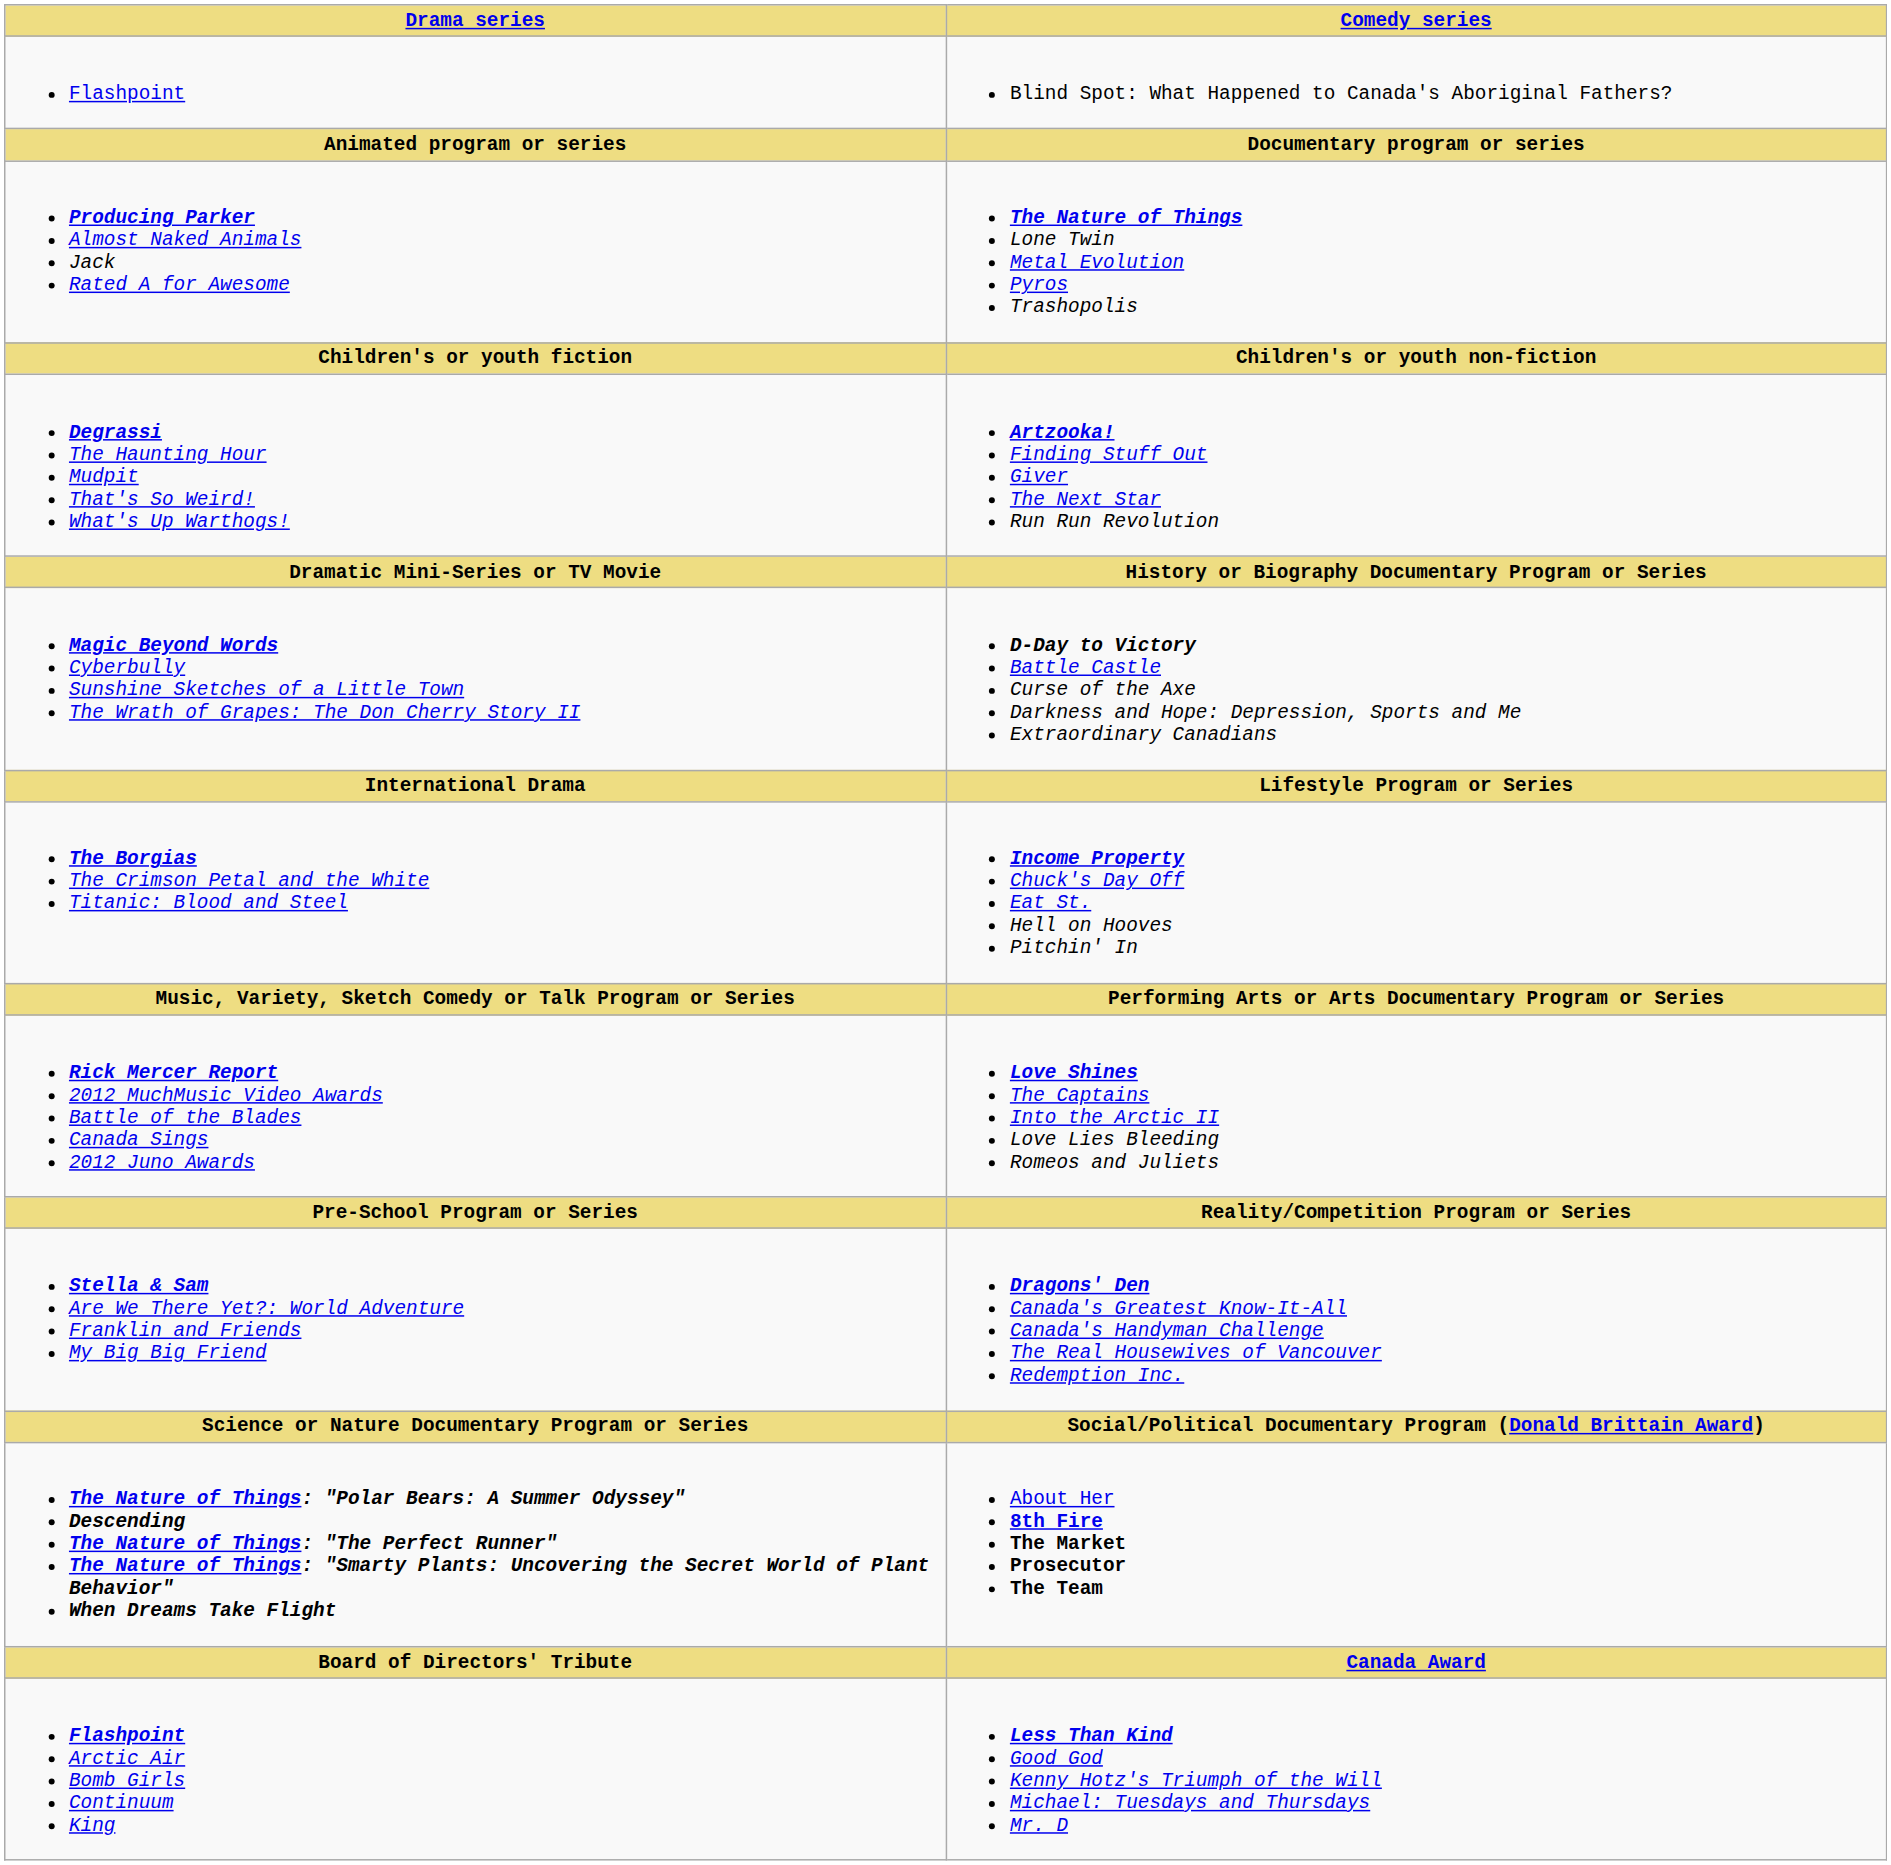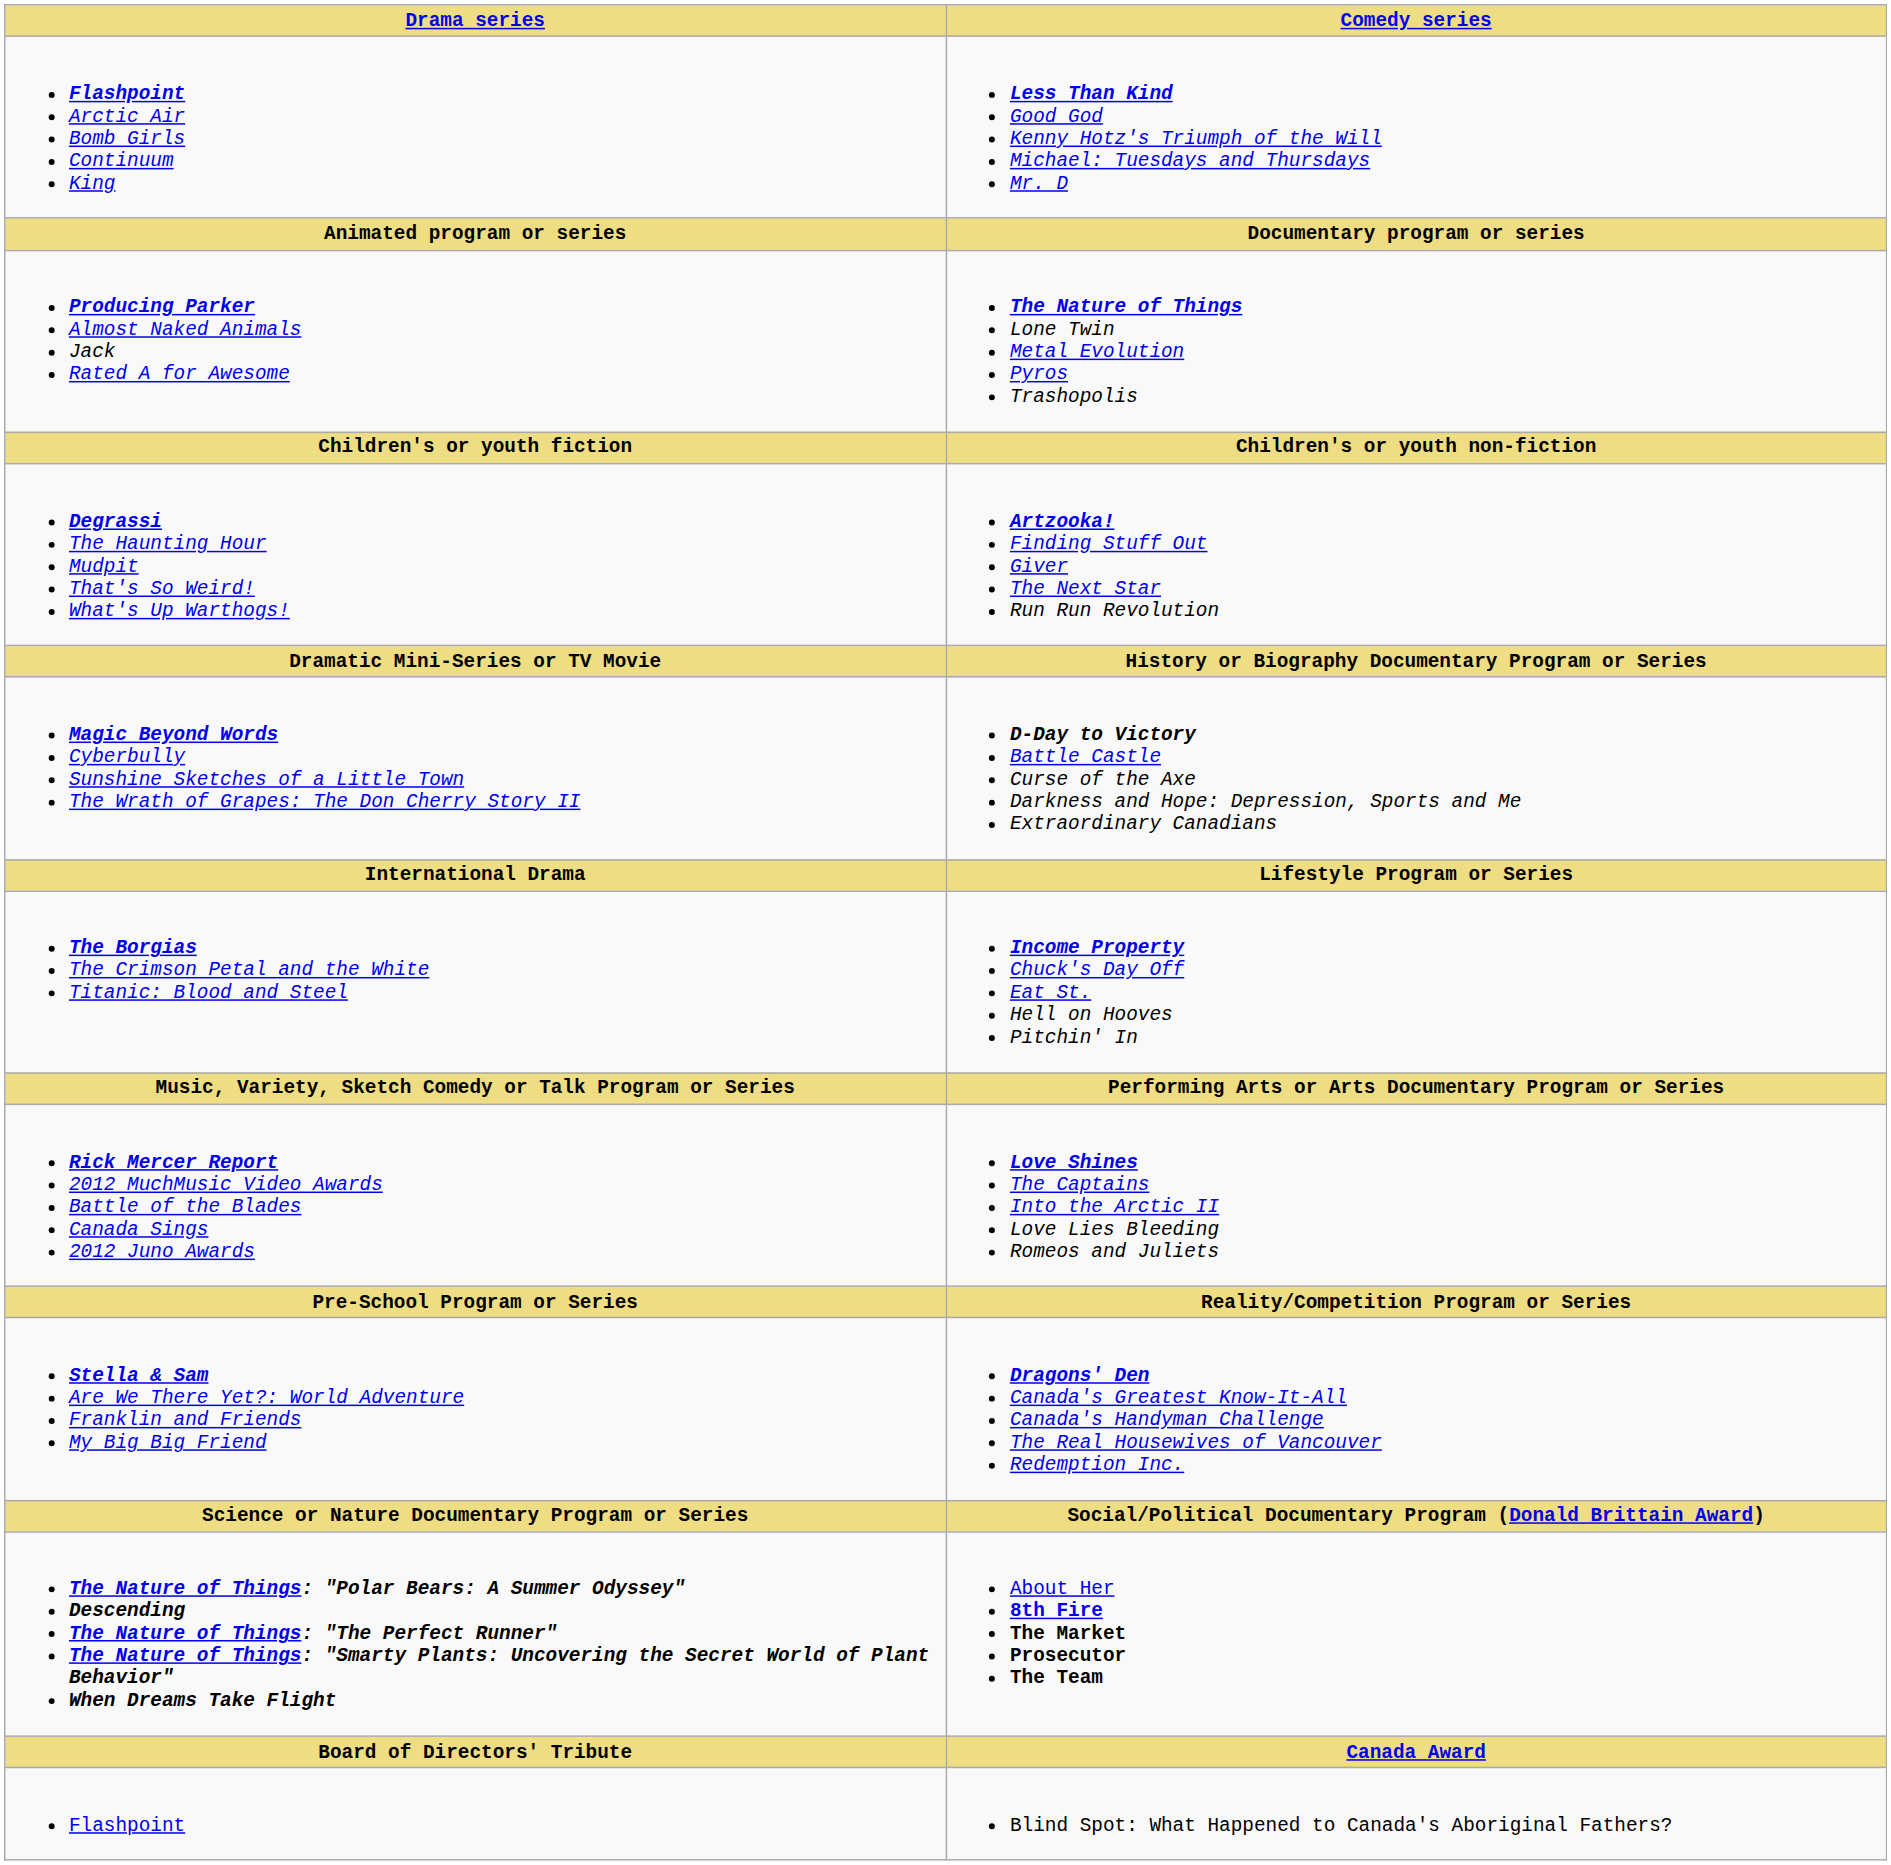rows swapped: (475, 1780) <-> (475, 94)
